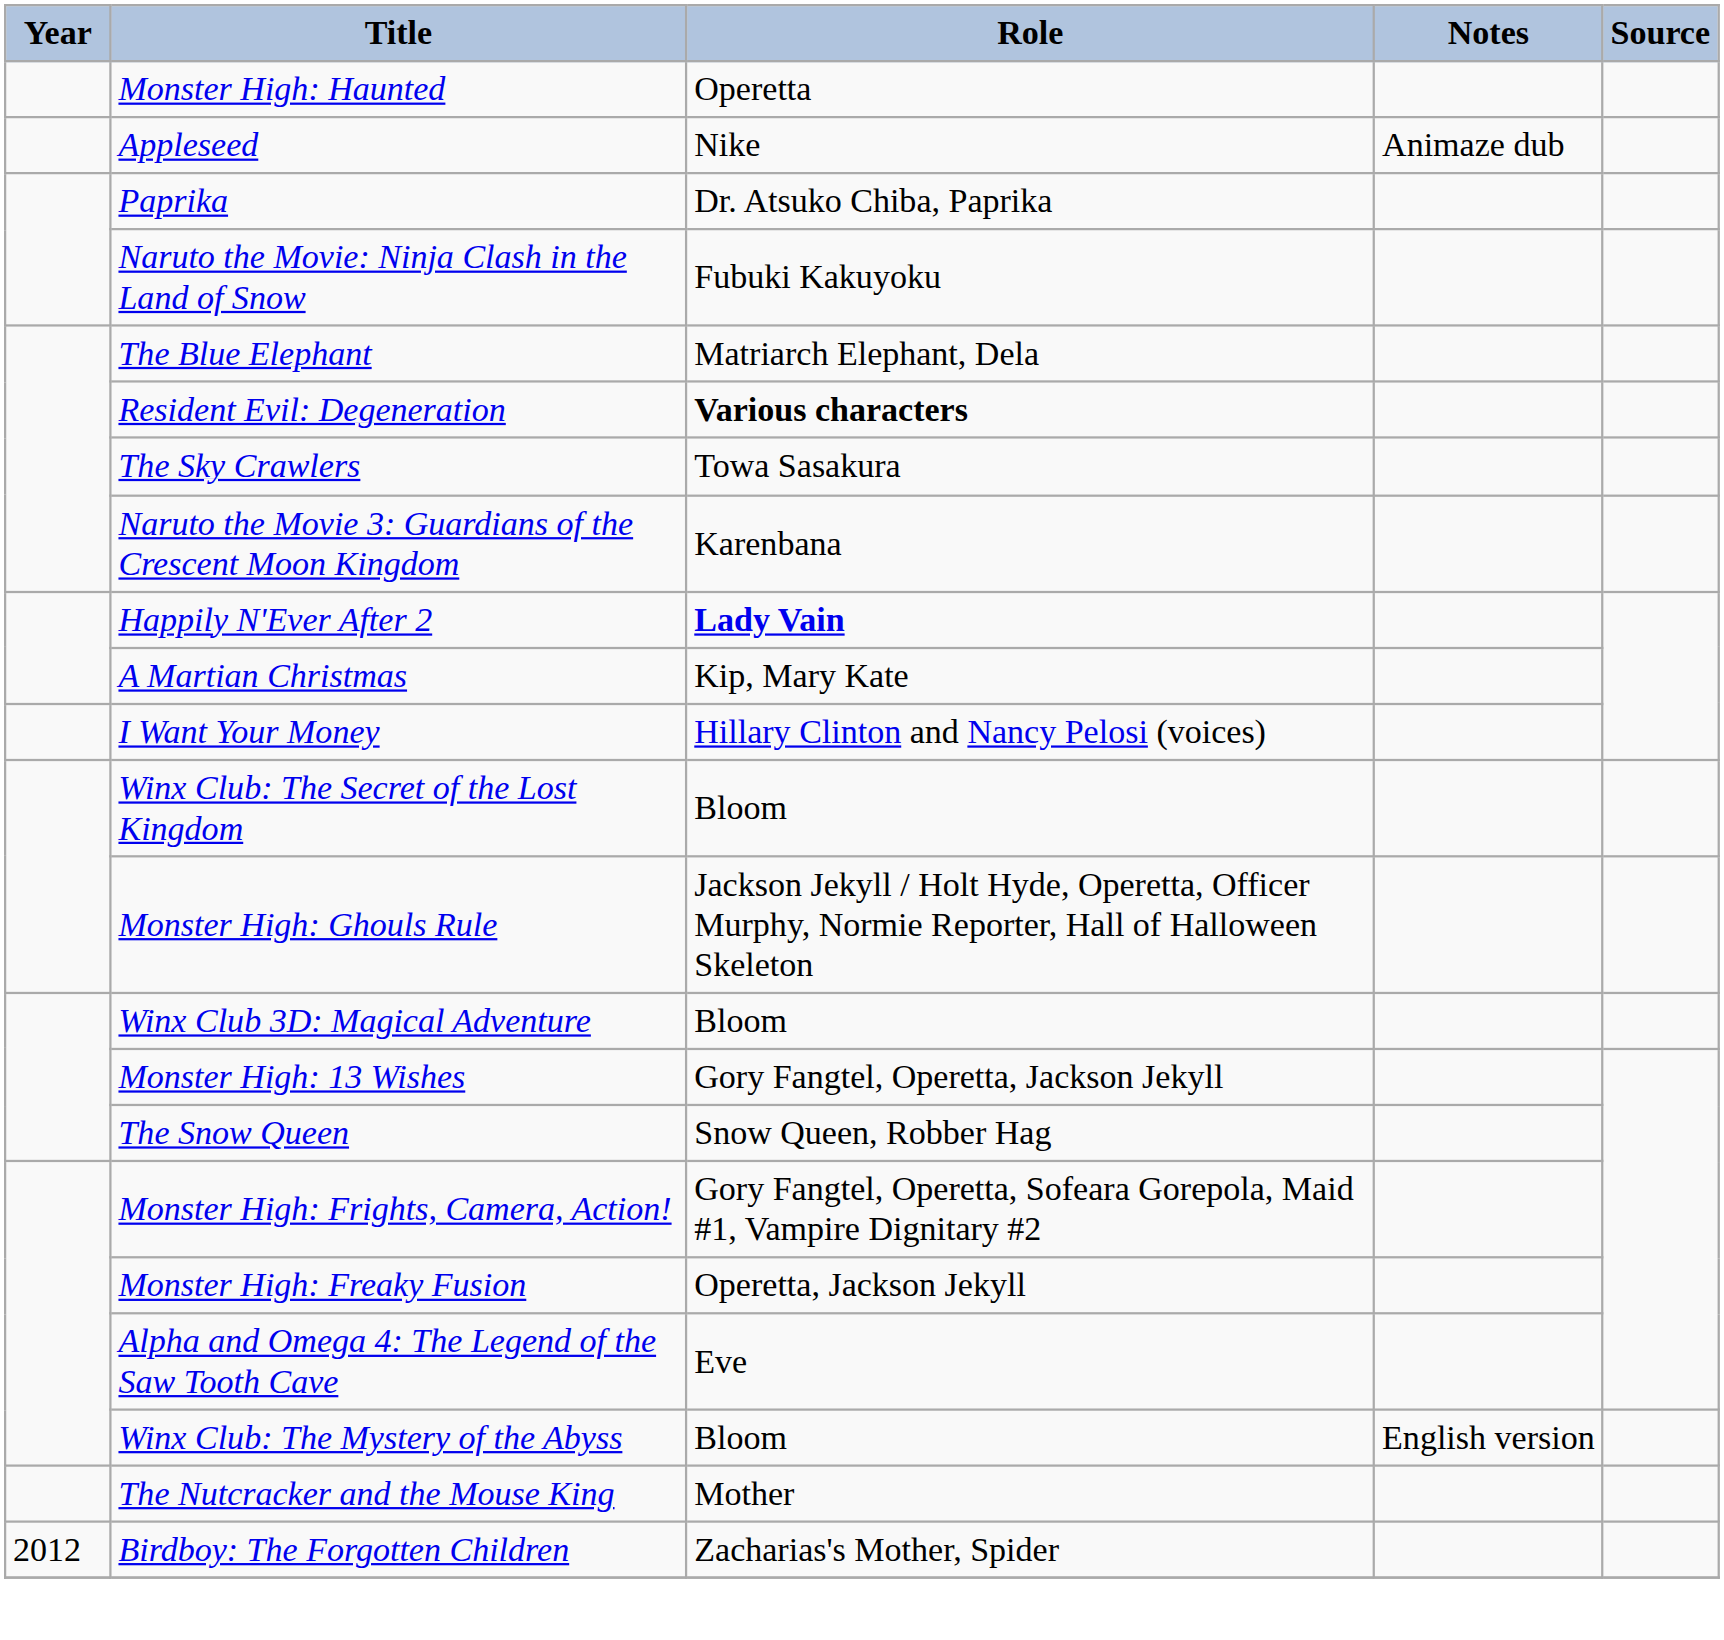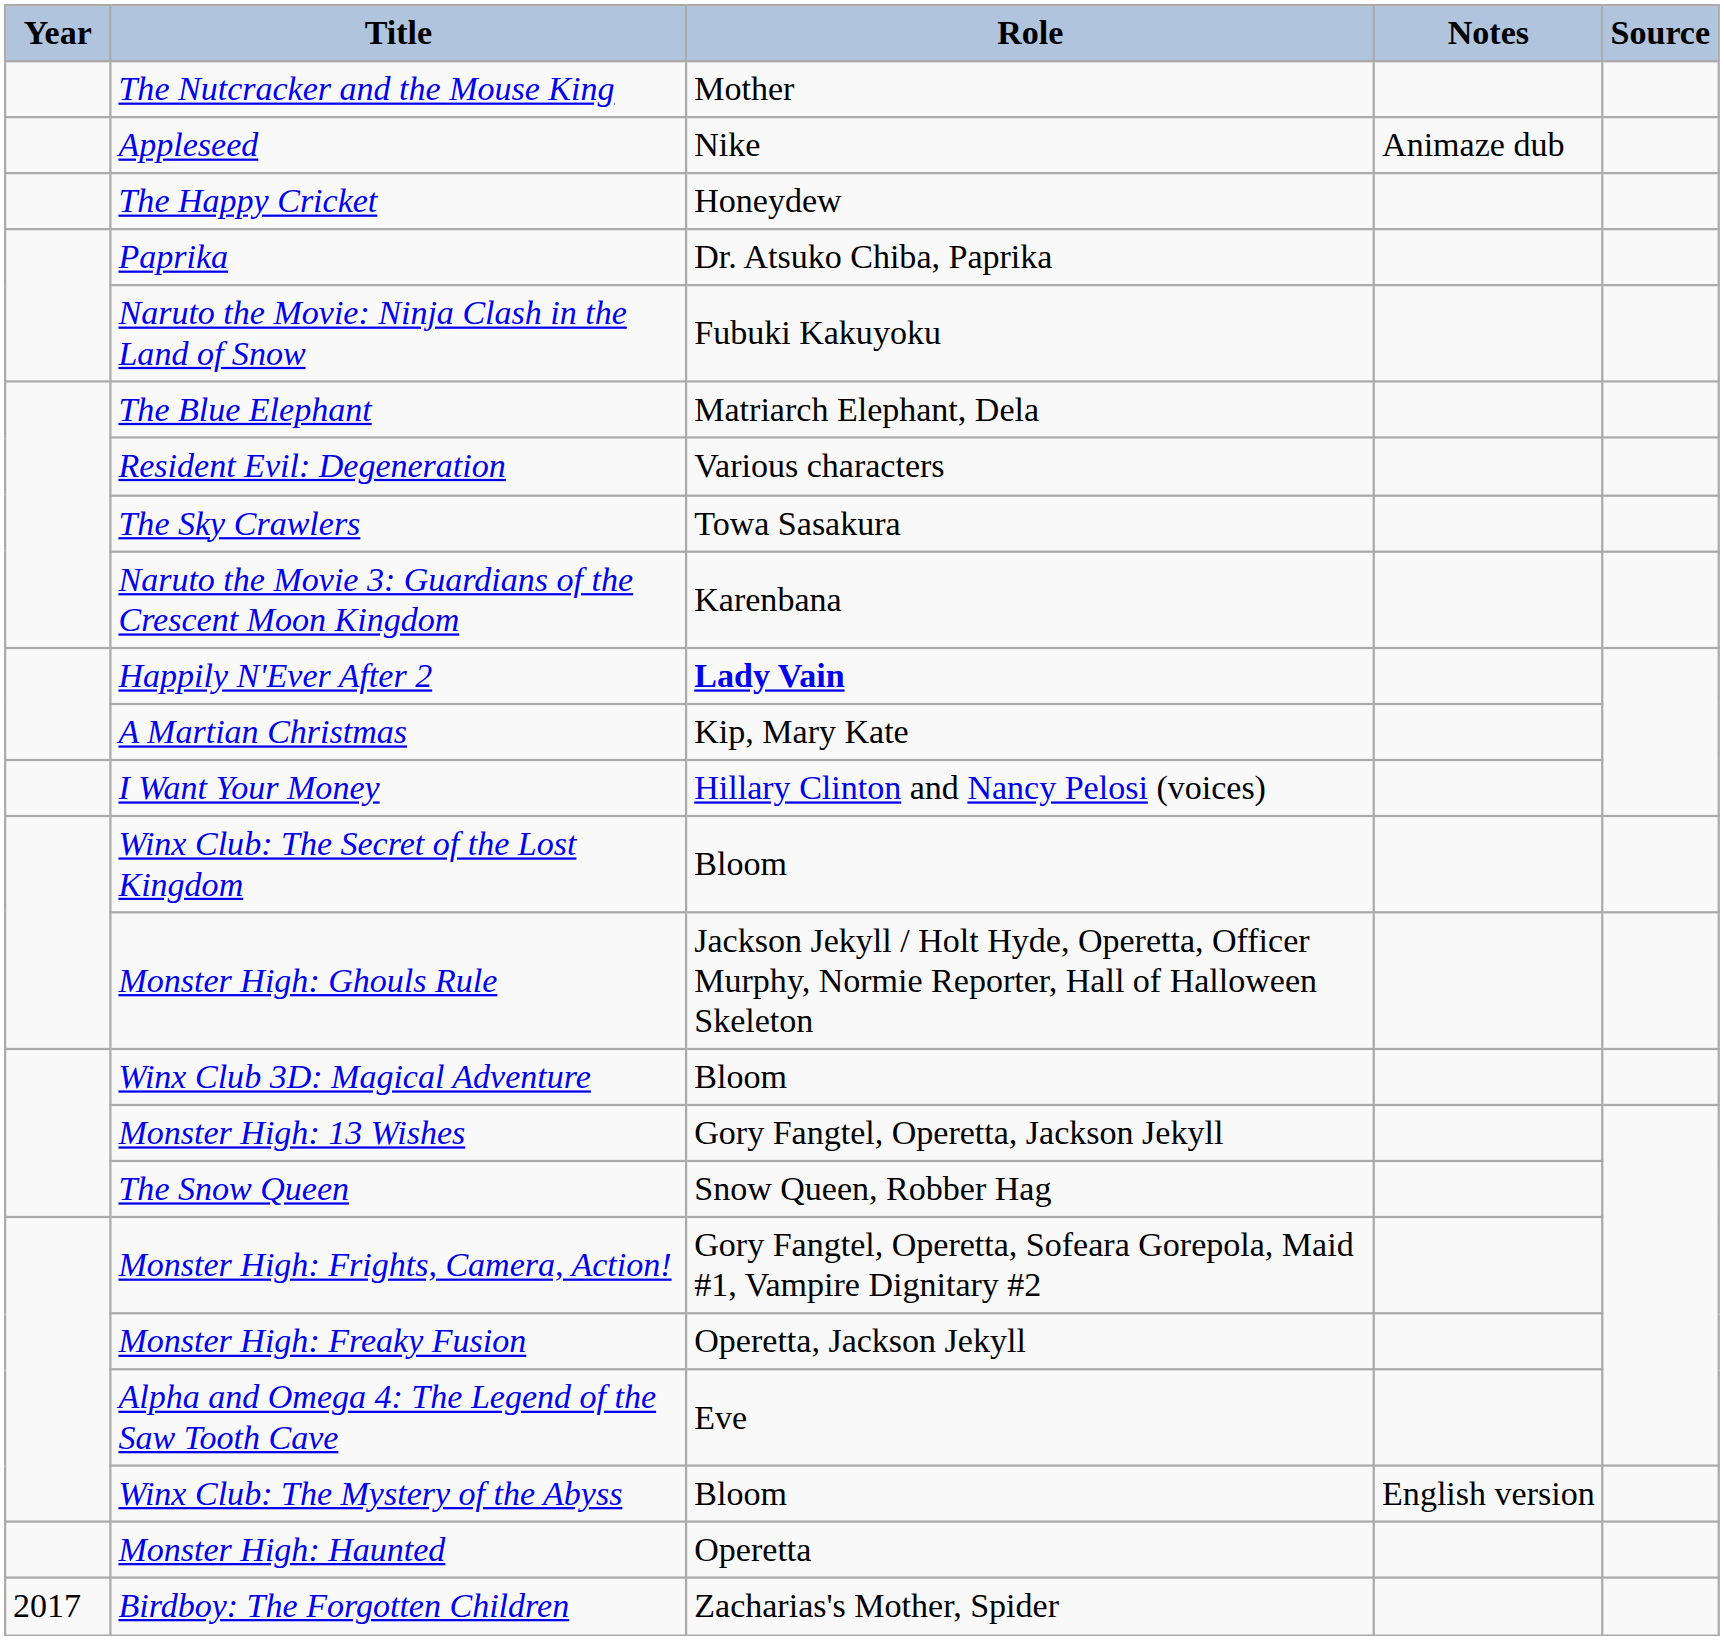rows swapped: (366, 1493) <-> (282, 88)
+ row: (248, 201)
(831, 409) bold -> (819, 466) normal
(47, 1550) 2012 -> (47, 1606) 2017
